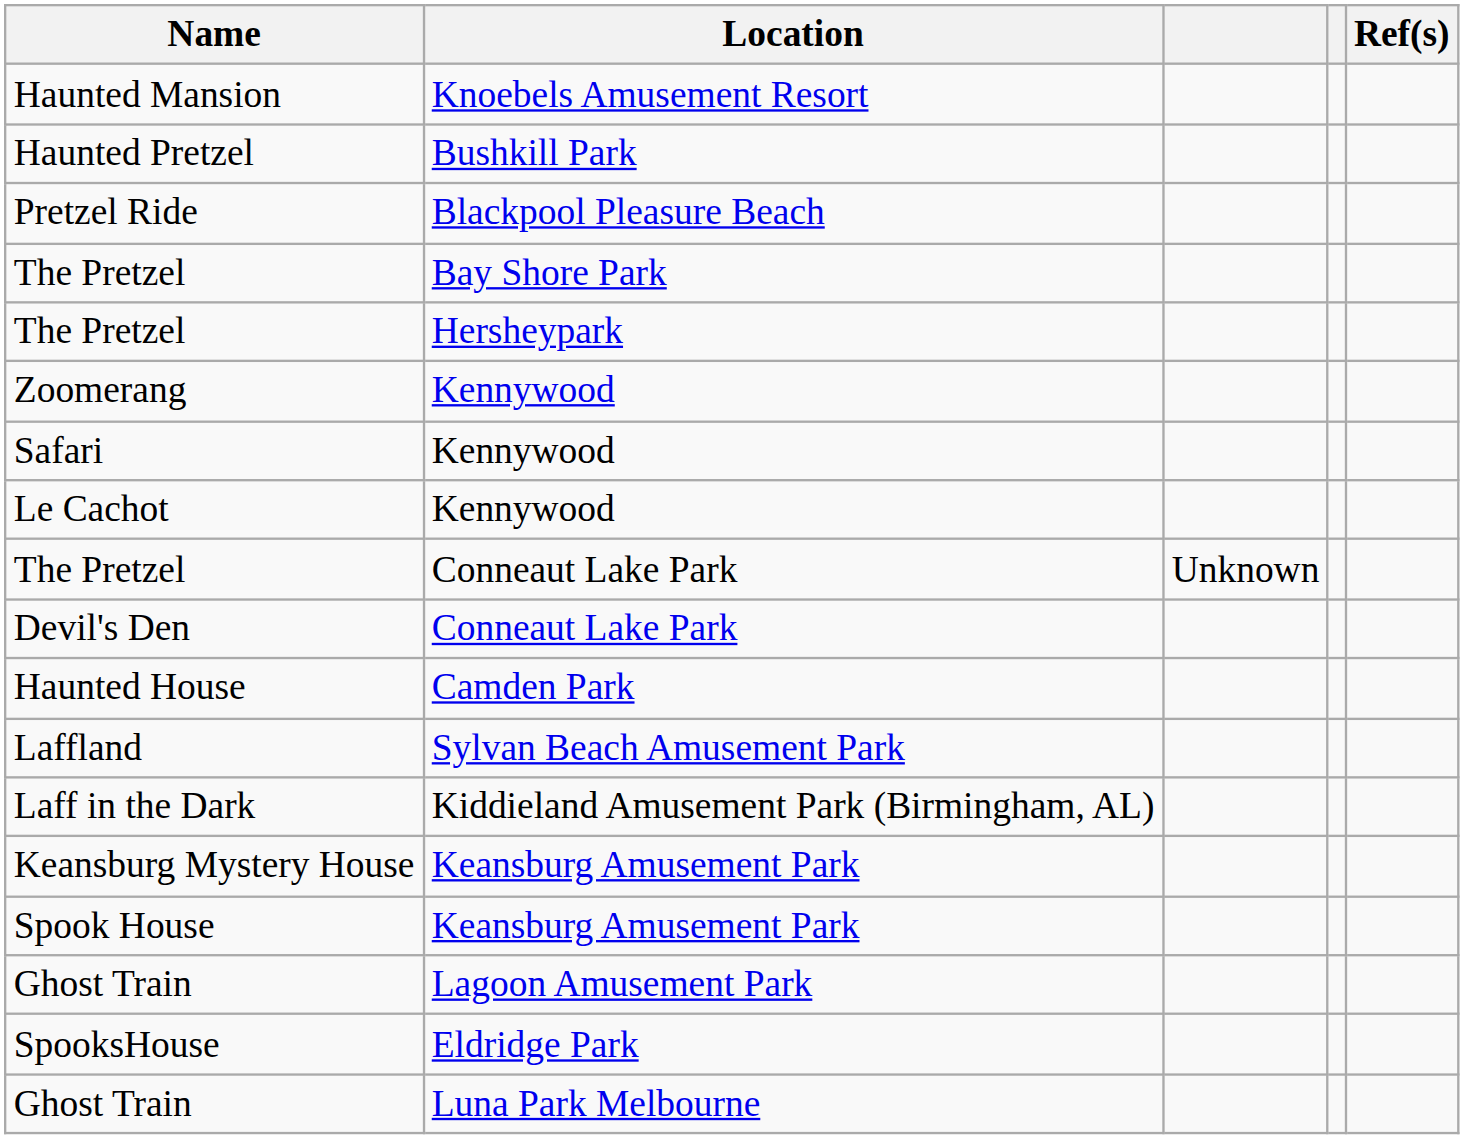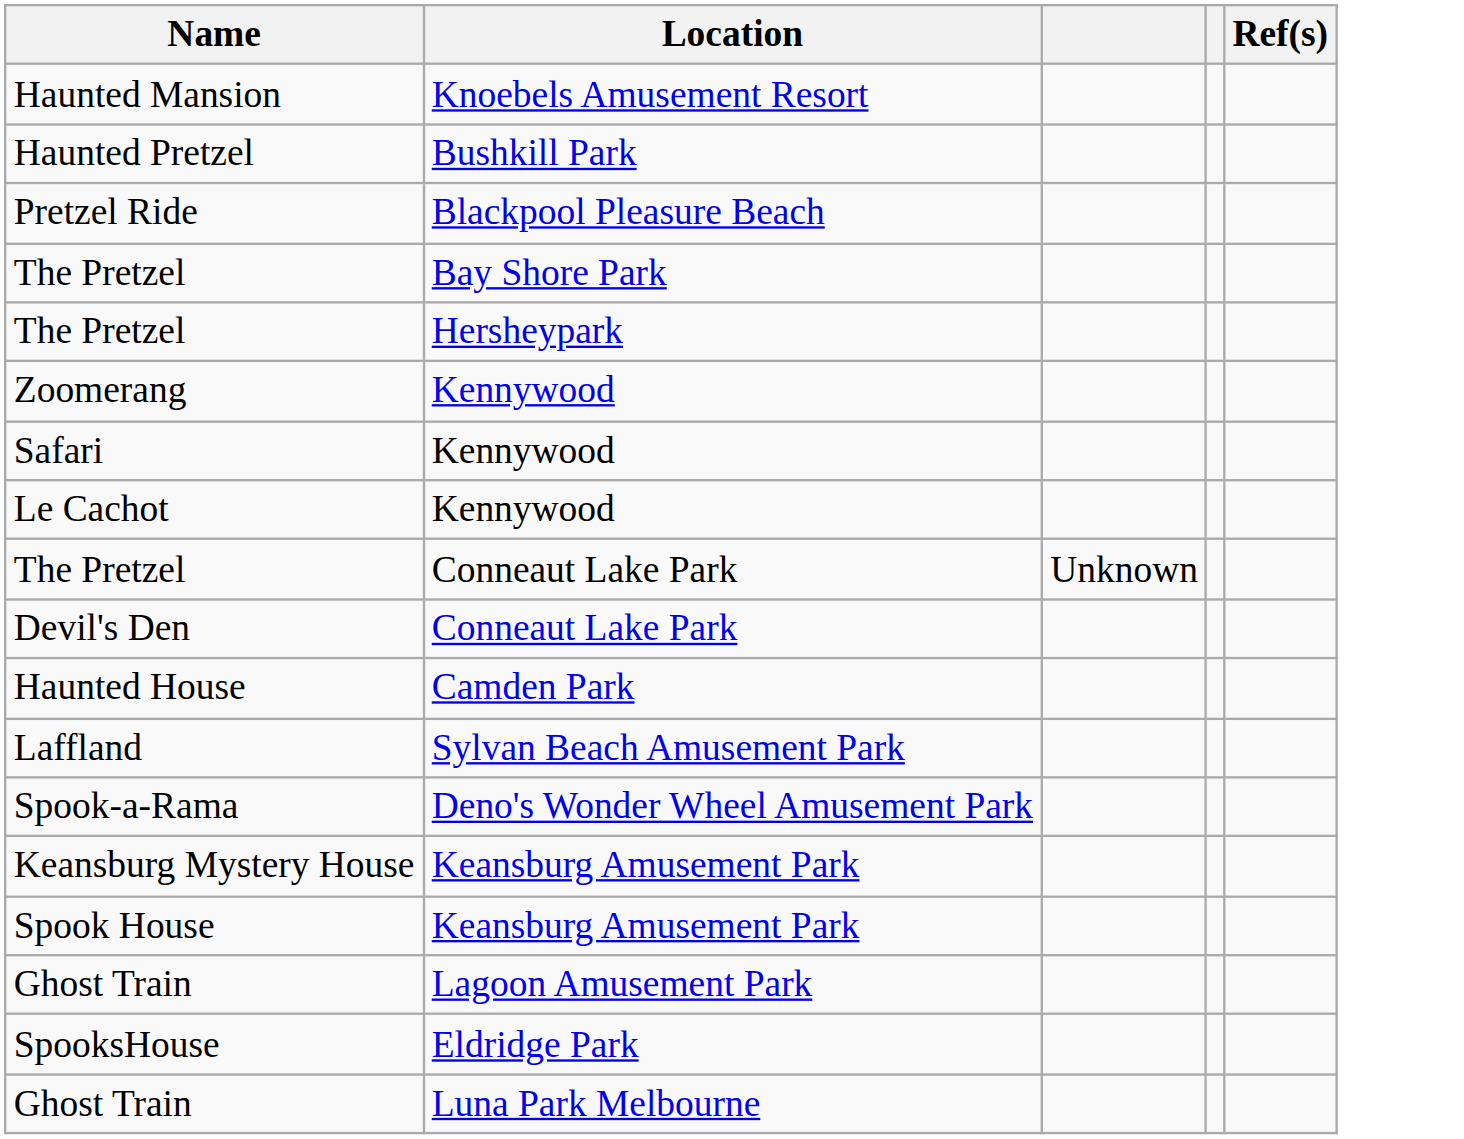- row: (135, 806)
+ row: (126, 806)
